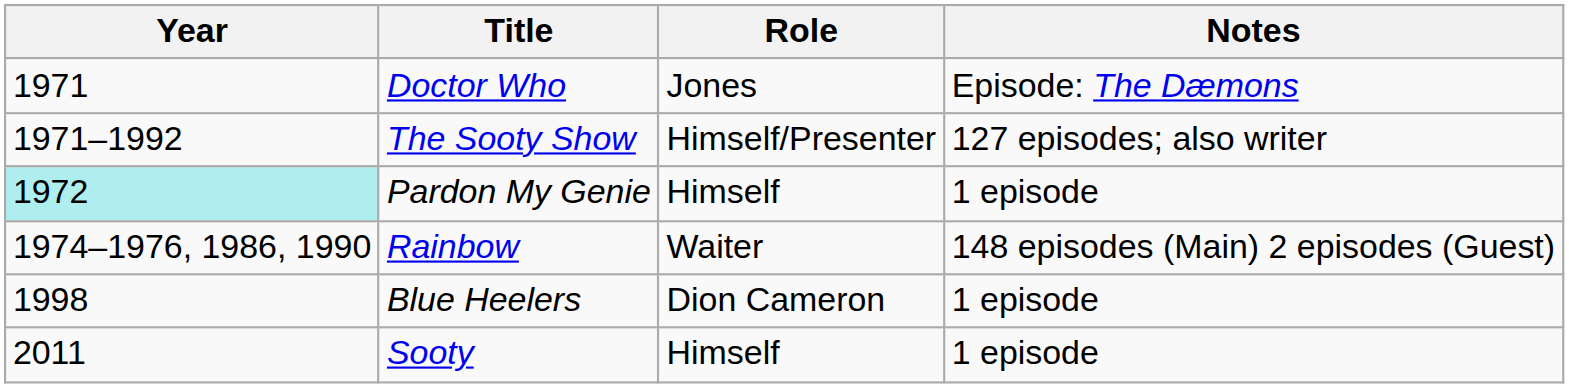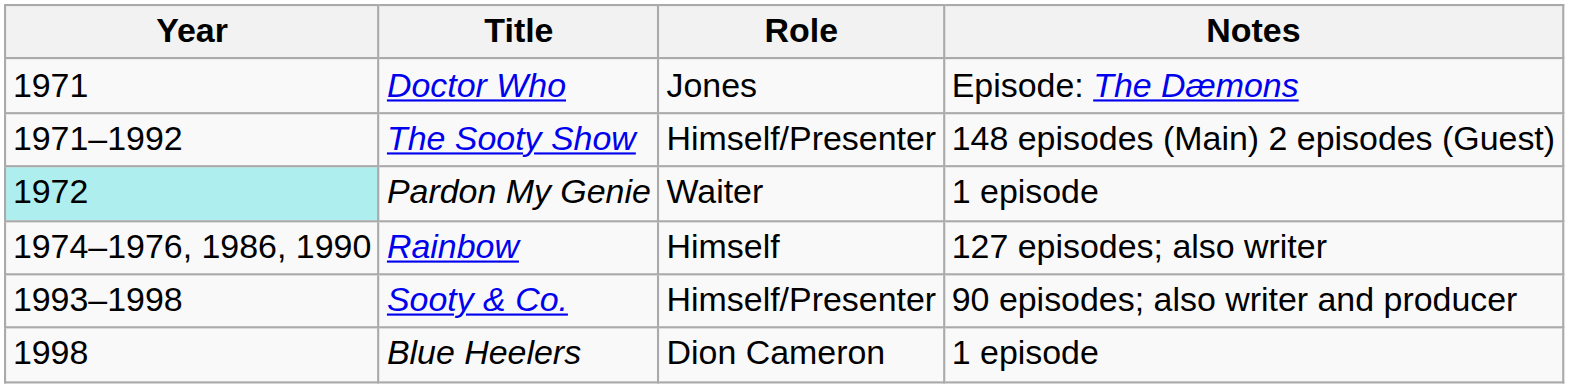(1139, 138) 127 episodes; also writer -> (1253, 138) 148 episodes (Main) 2 episodes (Guest)
(723, 192) Himself -> (715, 192) Waiter
(715, 246) Waiter -> (723, 246) Himself
(1253, 246) 148 episodes (Main) 2 episodes (Guest) -> (1139, 246) 127 episodes; also writer
+ row: (477, 300)
- row: (430, 354)
